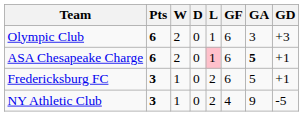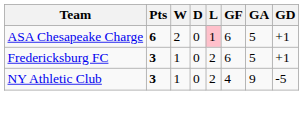- row: (46, 36)
(252, 57) bold -> (252, 36) normal
